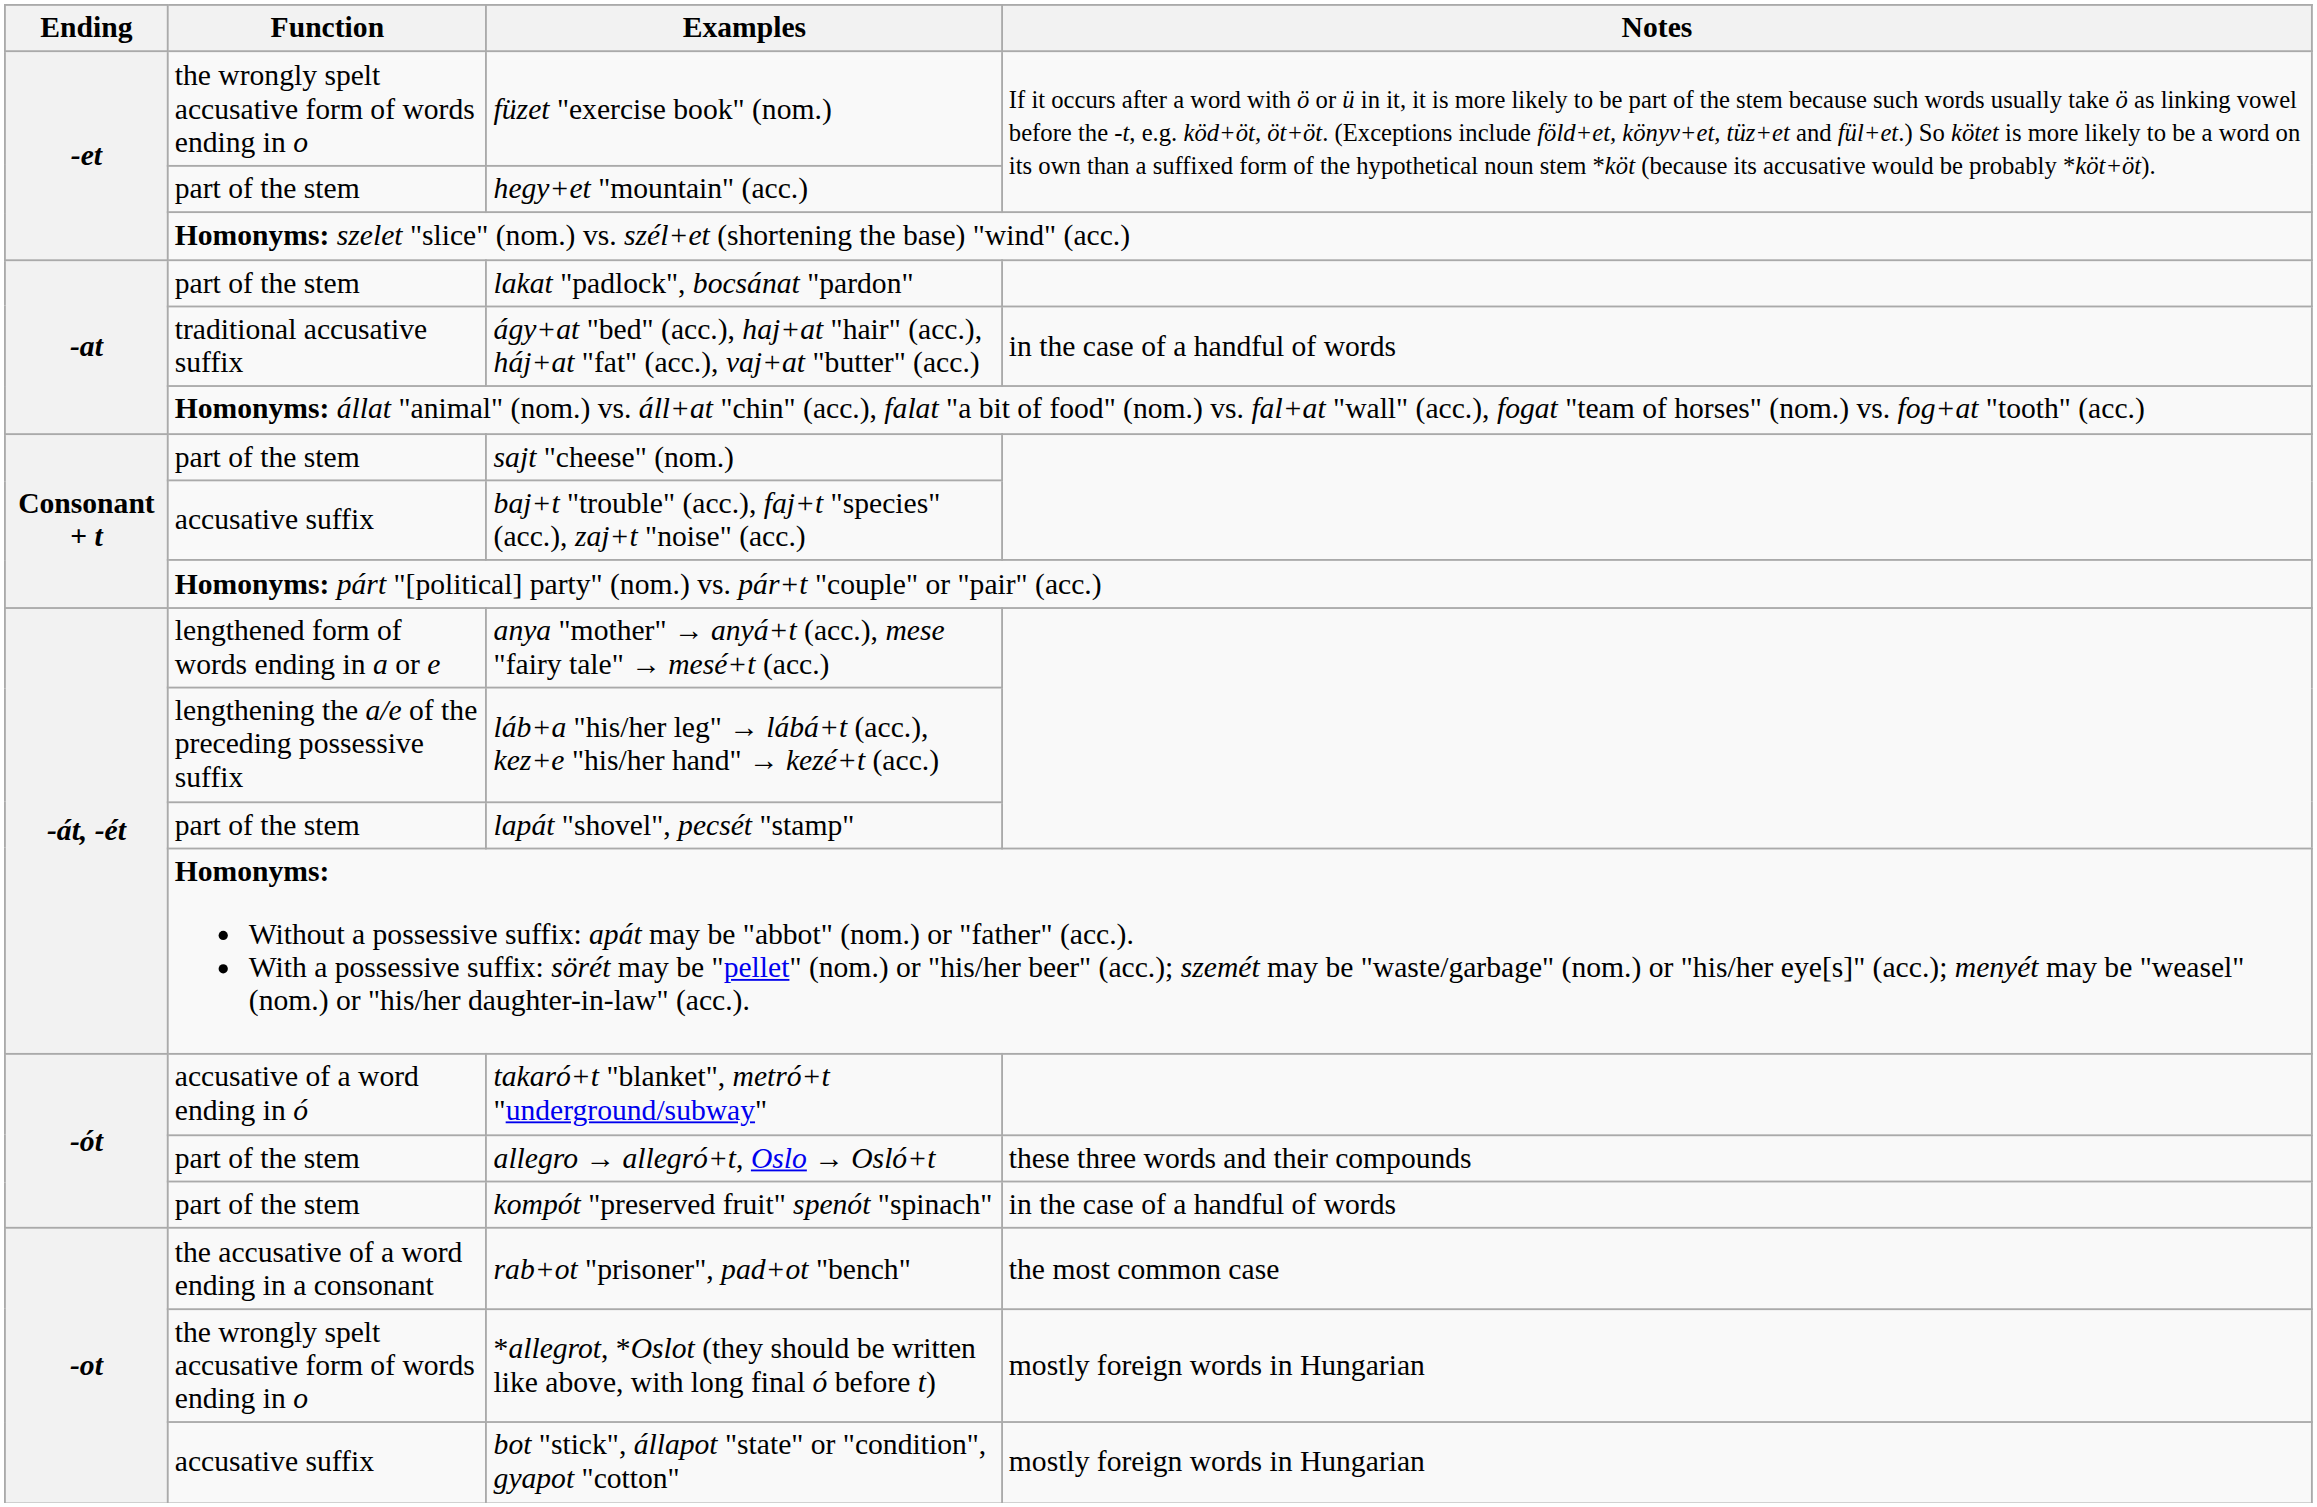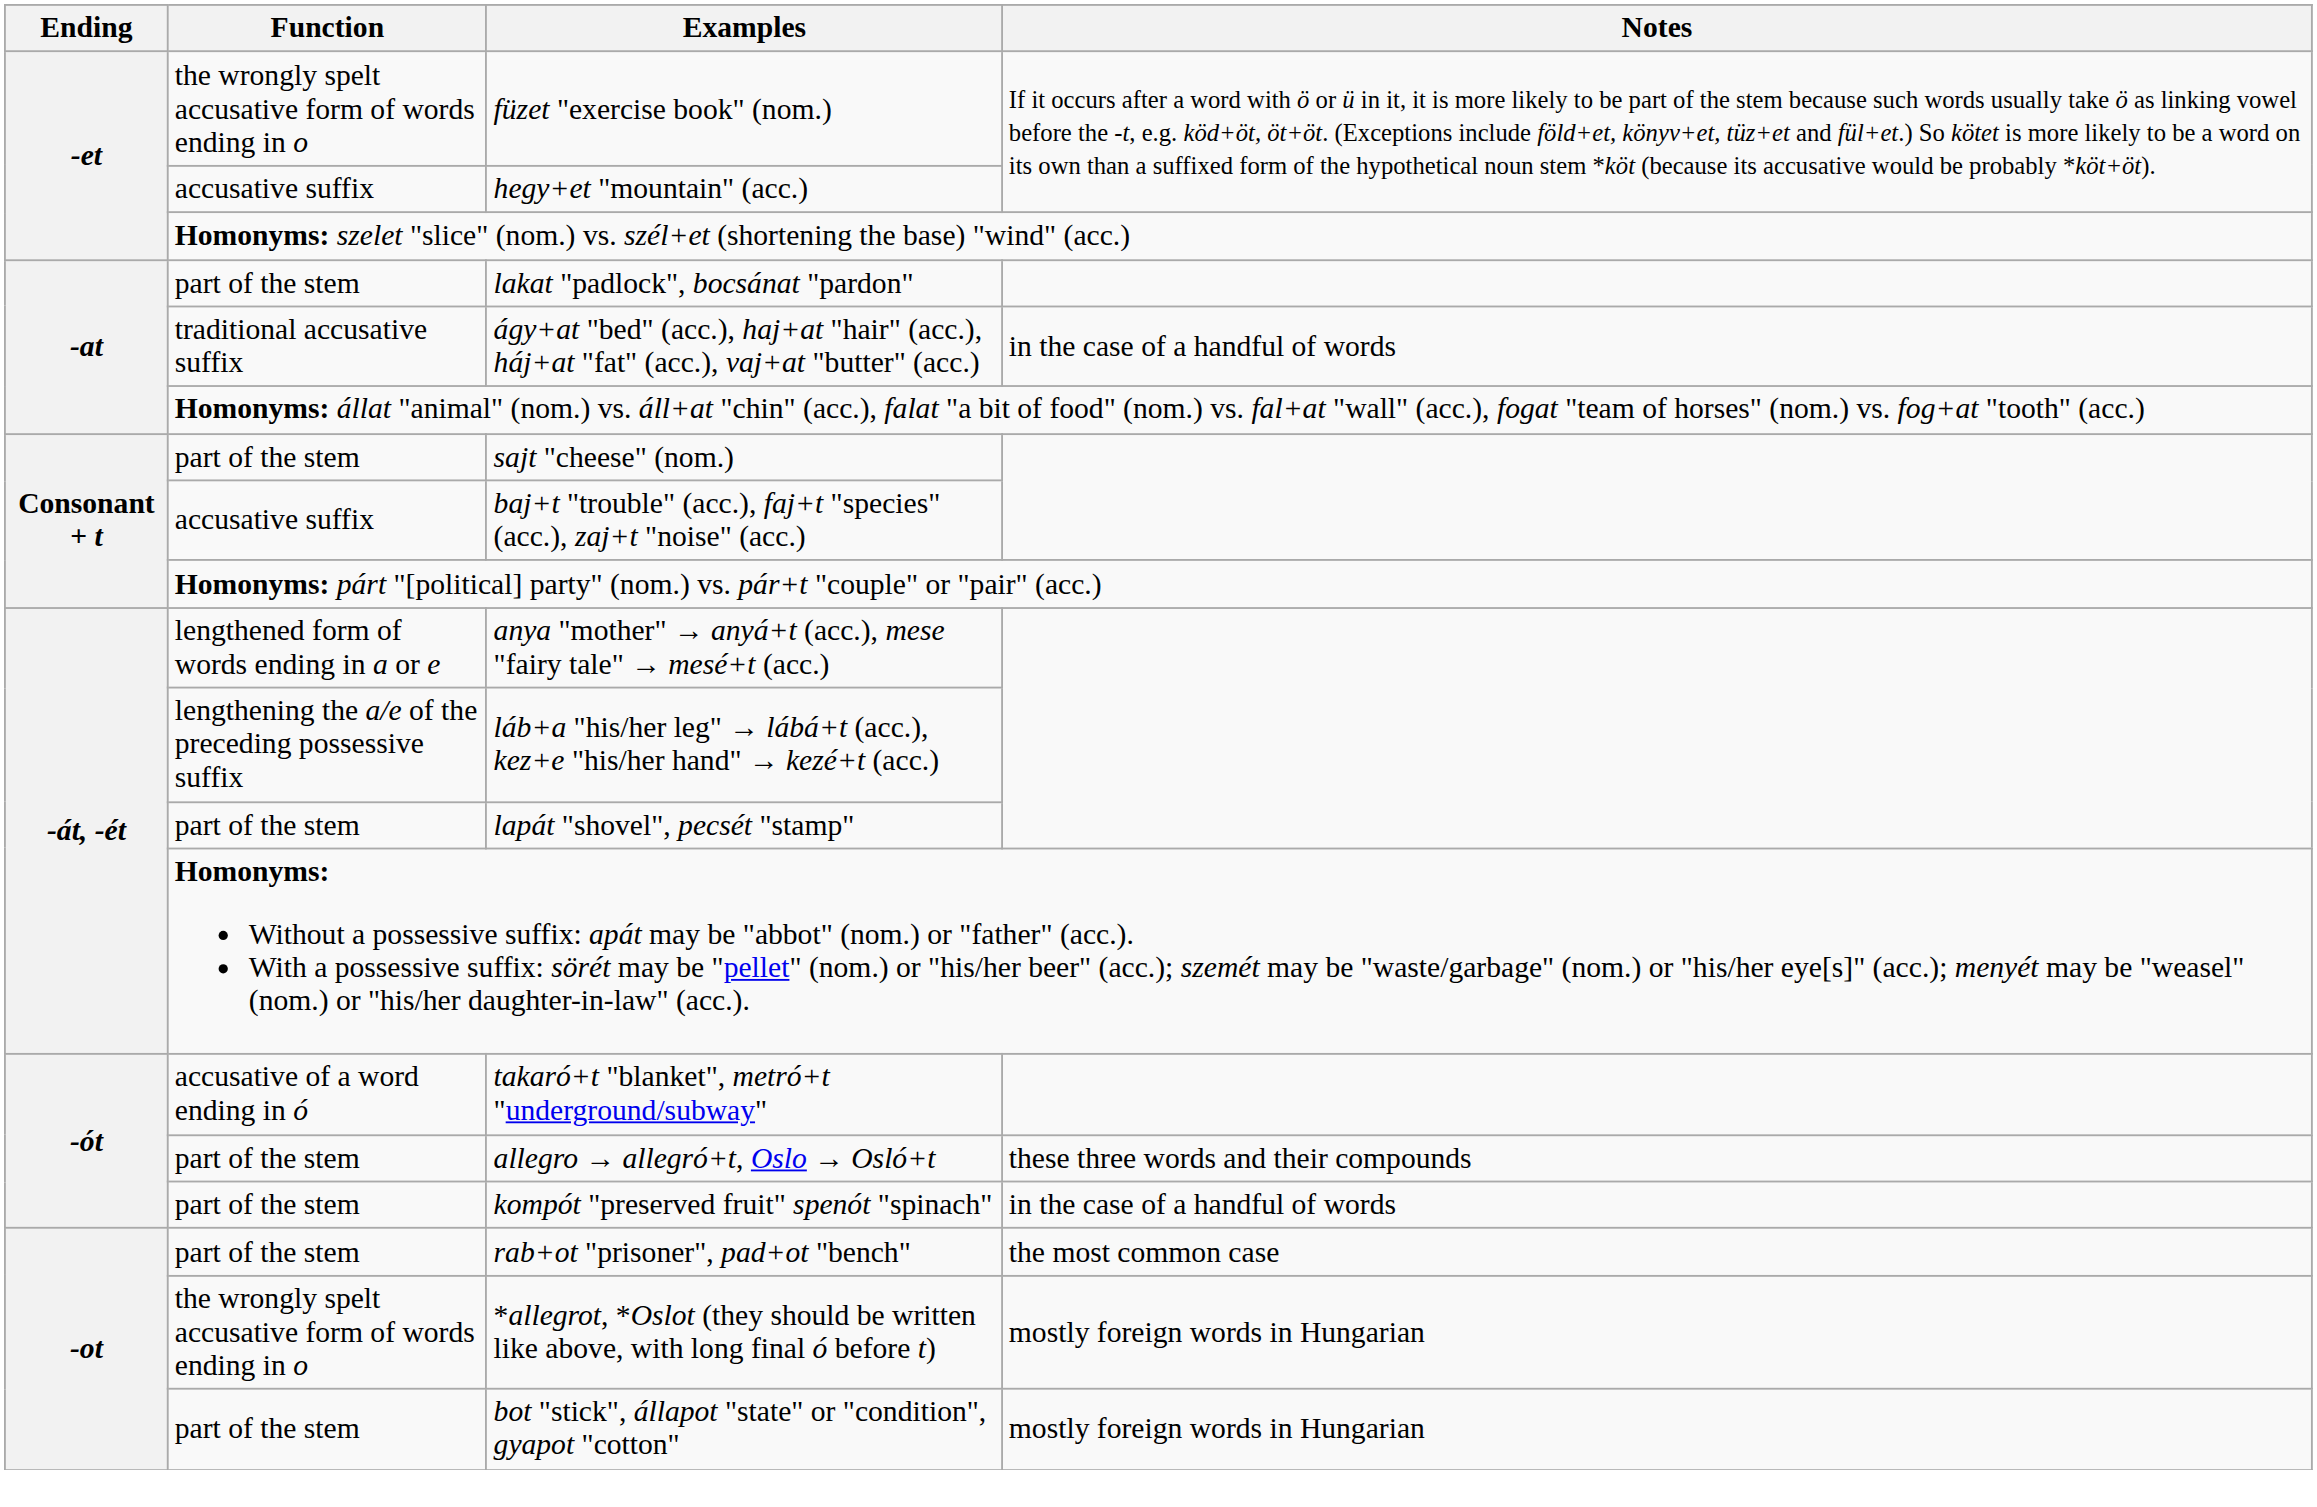(267, 188) part of the stem -> (274, 188) accusative suffix
(319, 1268) the accusative of a word ending in a consonant -> (267, 1251) part of the stem
(274, 1461) accusative suffix -> (267, 1428) part of the stem
